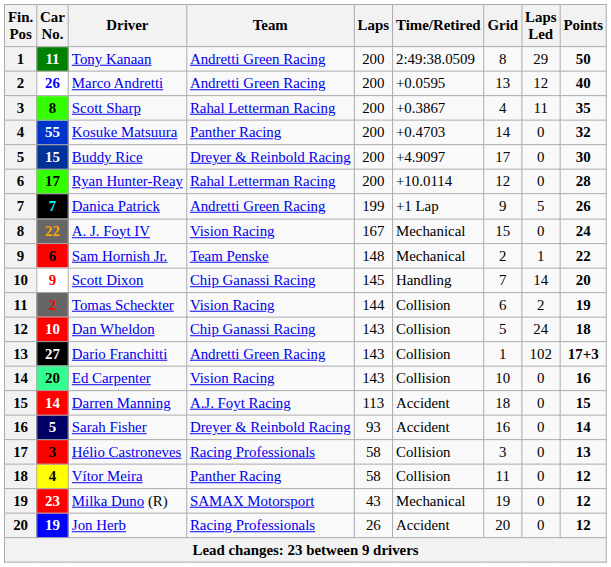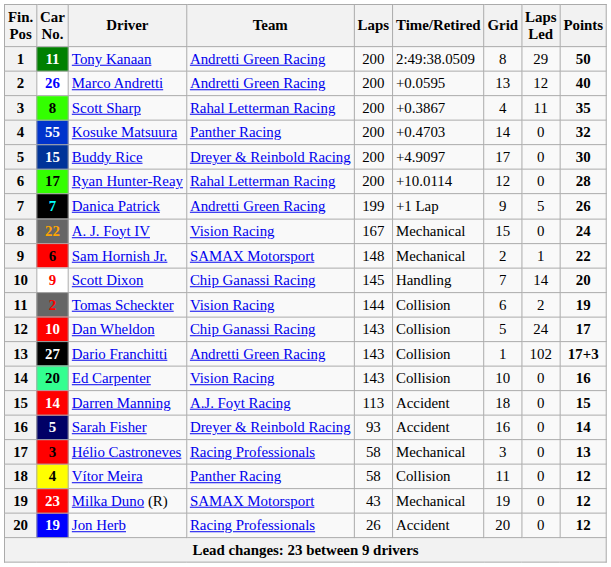(229, 255) Team Penske -> (252, 255) SAMAX Motorsport
(583, 329) 18 -> (583, 329) 17
(423, 452) Collision -> (431, 452) Mechanical
